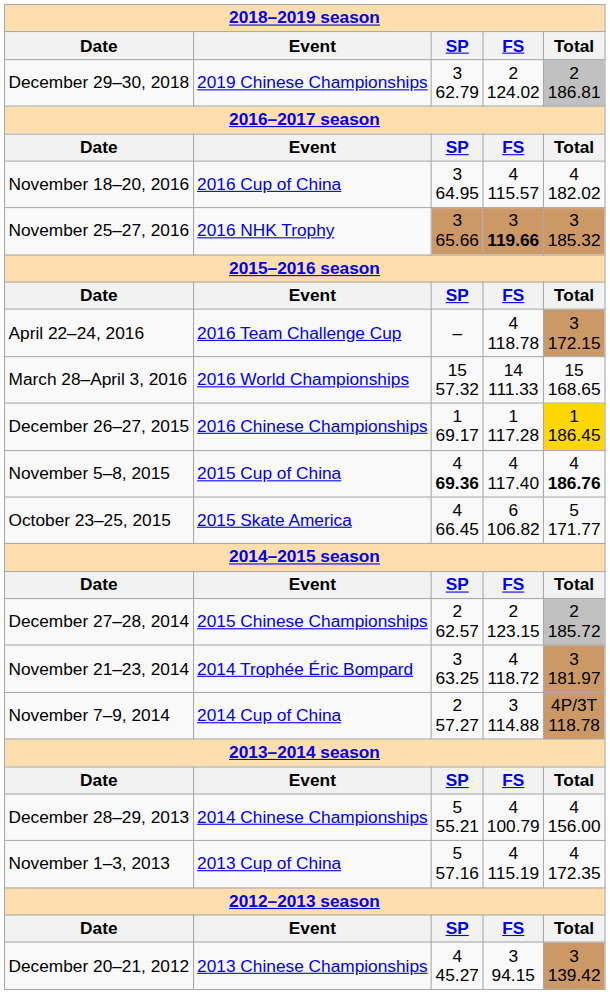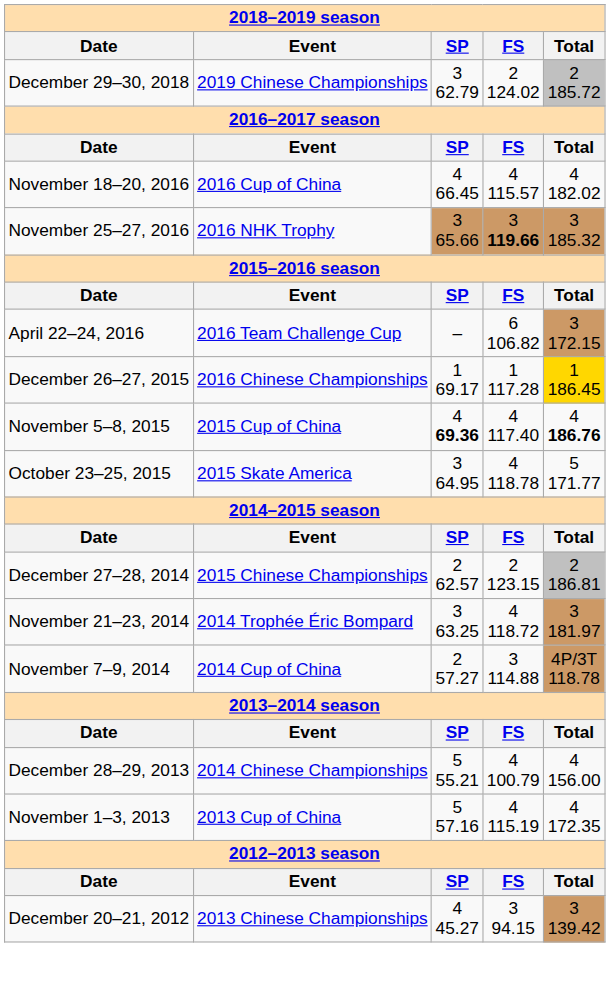(574, 82) 2 186.81 -> (574, 82) 2 185.72
(457, 184) 3 64.95 -> (457, 184) 4 66.45
(513, 332) 4 118.78 -> (513, 332) 6 106.82
- row: (98, 379)
(457, 520) 4 66.45 -> (457, 473) 3 64.95
(513, 520) 6 106.82 -> (513, 473) 4 118.78
(574, 621) 2 185.72 -> (574, 575) 2 186.81
